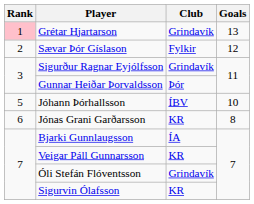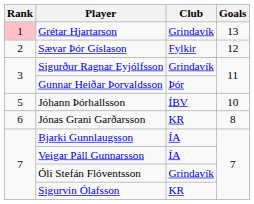(176, 155) KR -> (174, 155) ÍA
